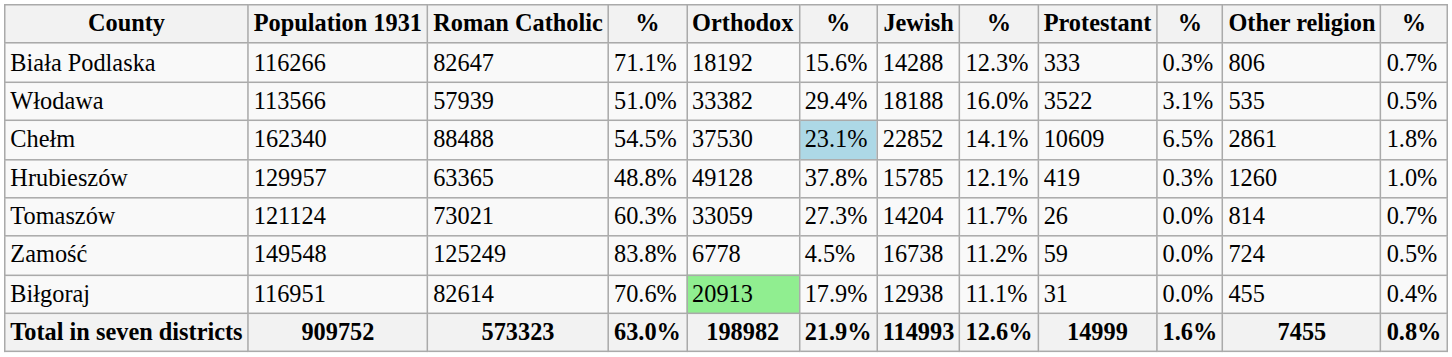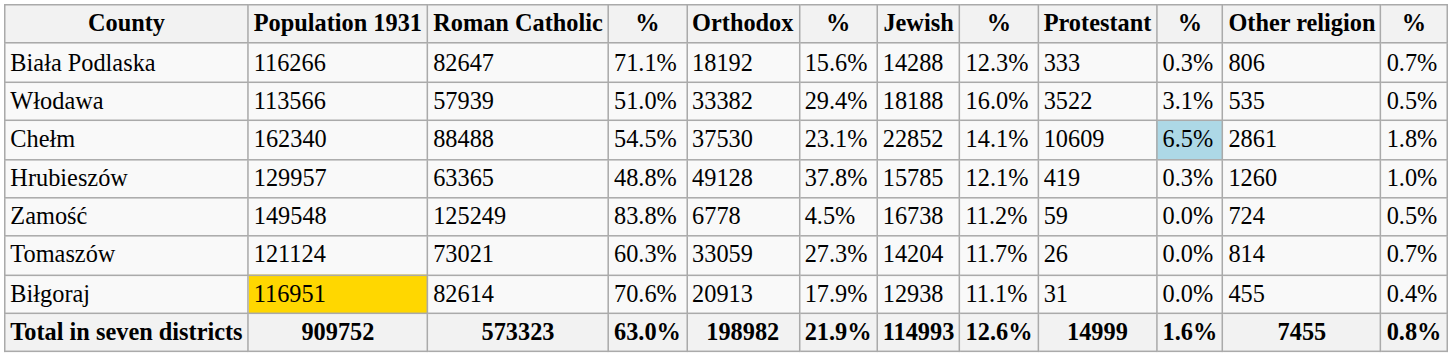(836, 139) lightblue background -> (836, 139) no background
(1188, 139) no background -> (1188, 139) lightblue background
rows swapped: (49, 255) <-> (63, 216)
(290, 293) no background -> (290, 293) gold background
(722, 293) lightgreen background -> (722, 293) no background
